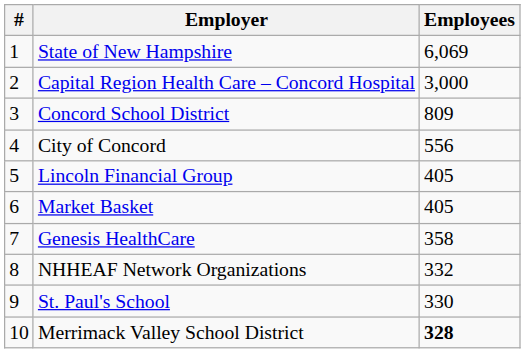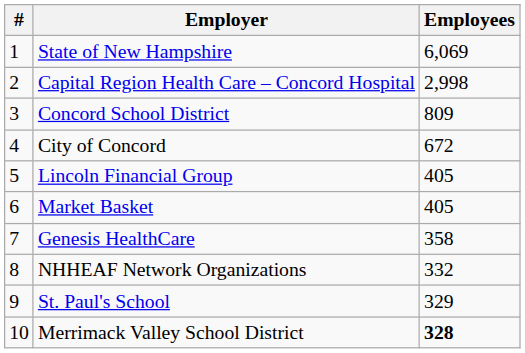(446, 82) 3,000 -> (446, 82) 2,998
(439, 144) 556 -> (439, 144) 672
(439, 301) 330 -> (439, 301) 329
